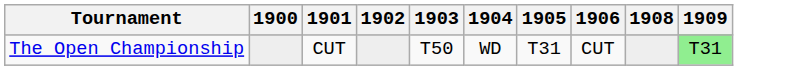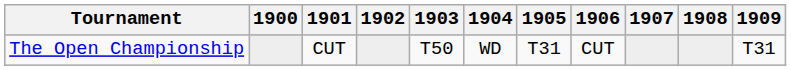+ column: (652, 20)
(705, 50) lightgreen background -> (759, 50) no background
